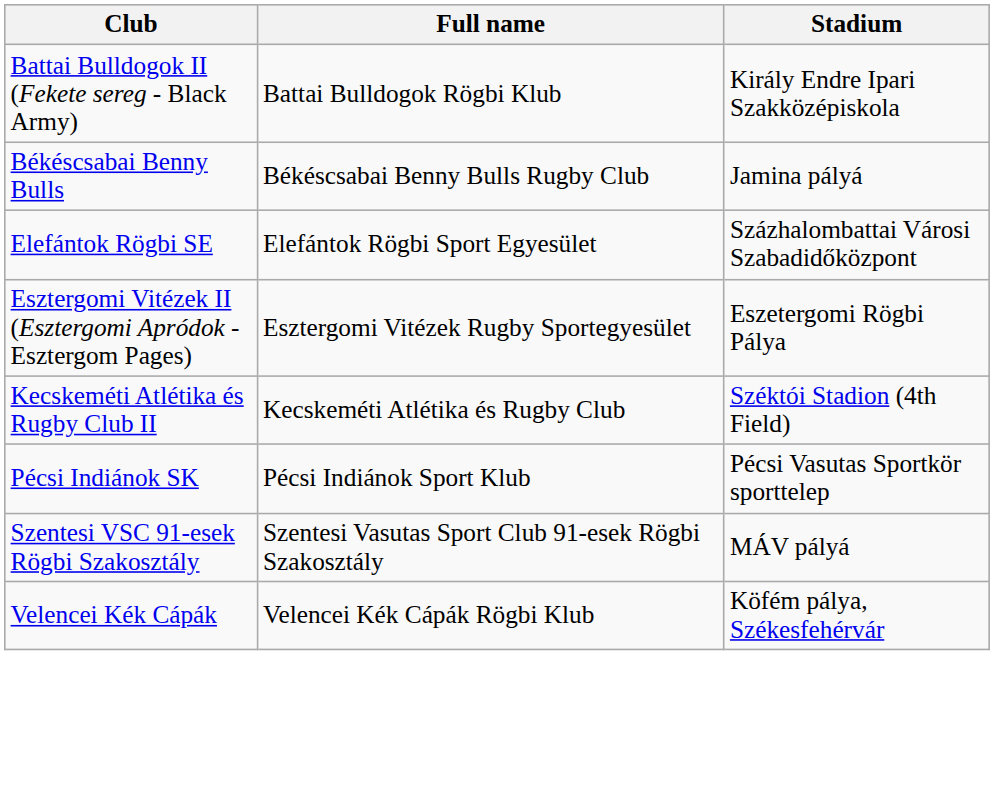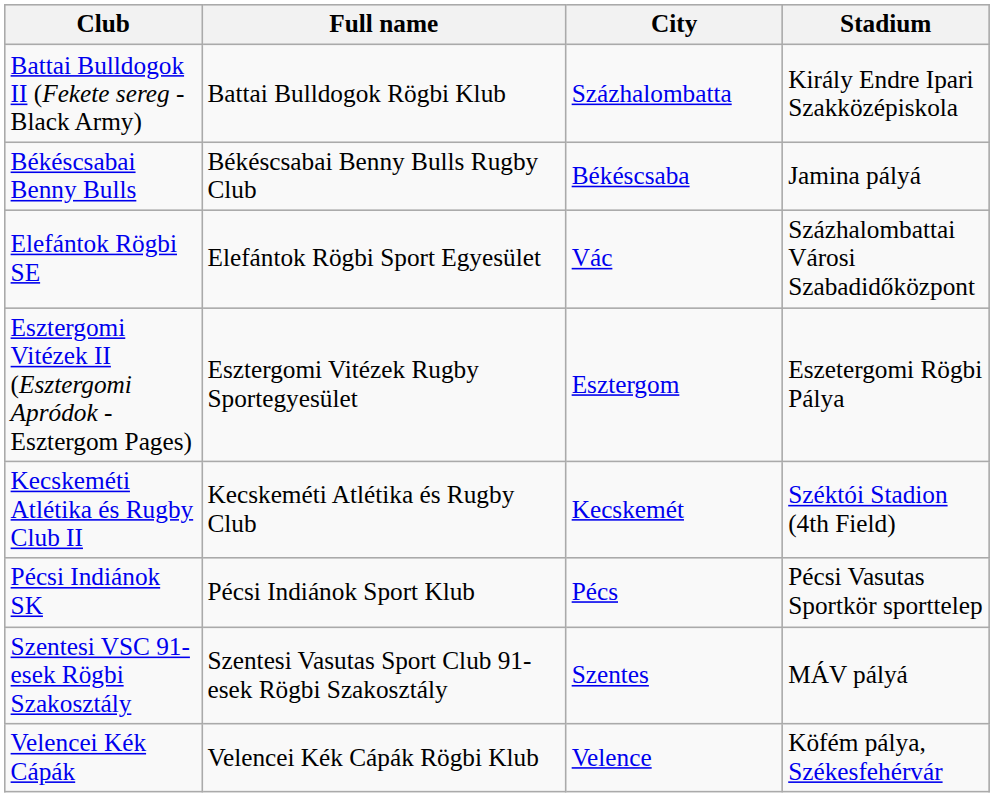+ column: (674, 24)
